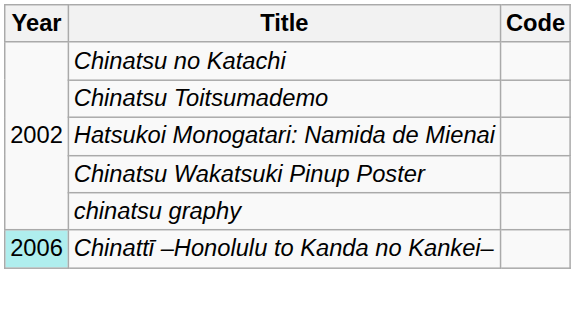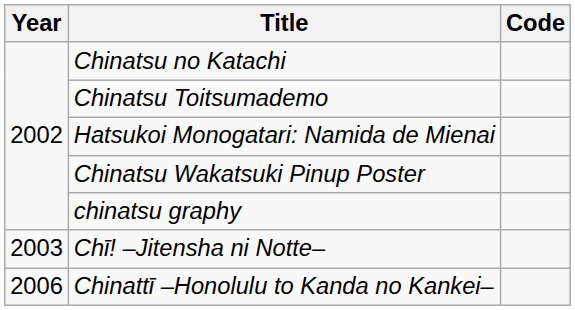+ row: (199, 248)
(37, 248) paleturquoise background -> (37, 286) no background
